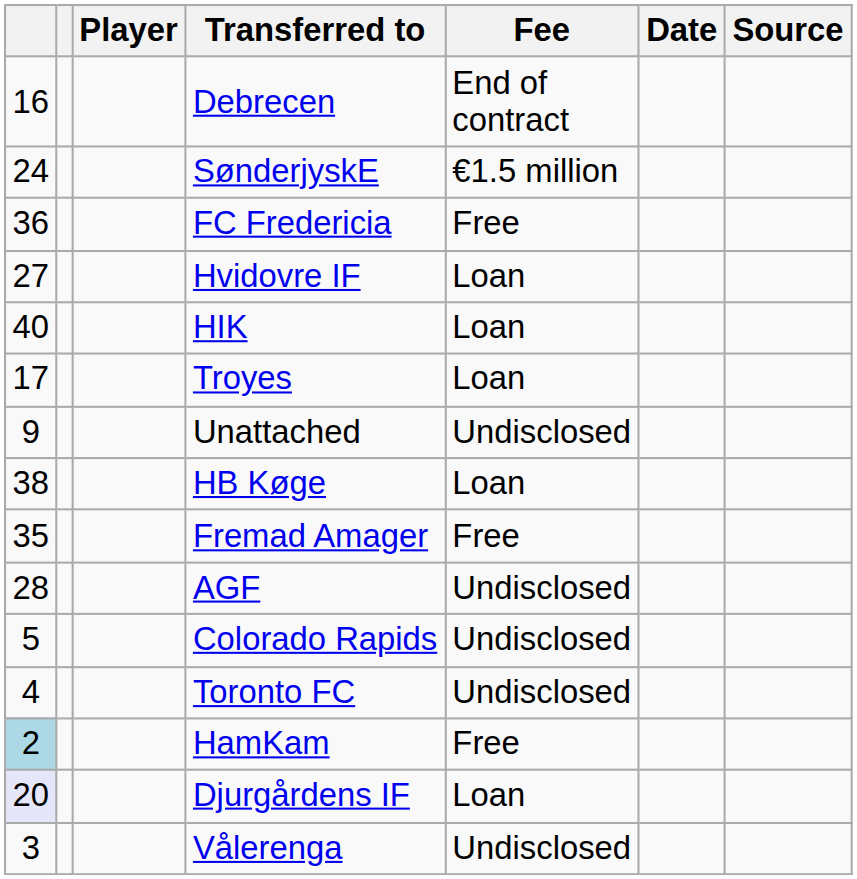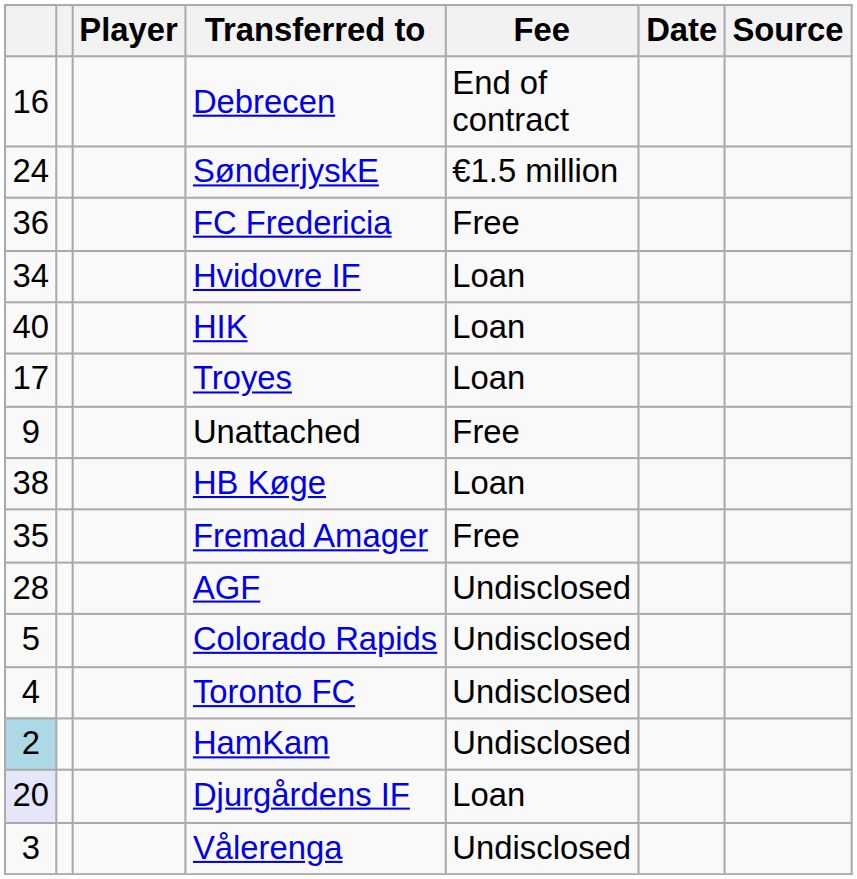(31, 275) 27 -> (31, 275) 34
(542, 431) Undisclosed -> (486, 431) Free
(486, 743) Free -> (542, 743) Undisclosed
